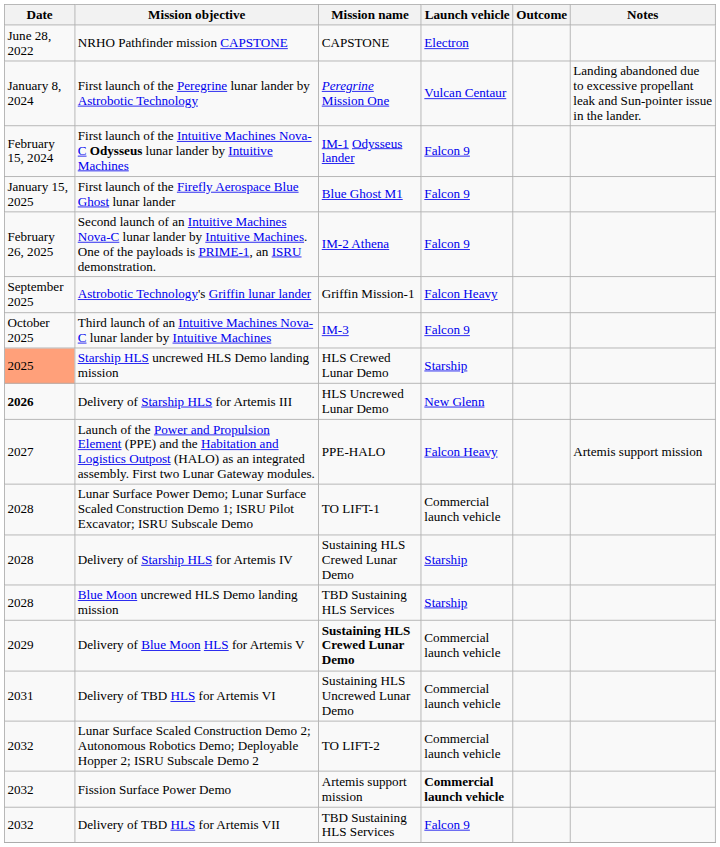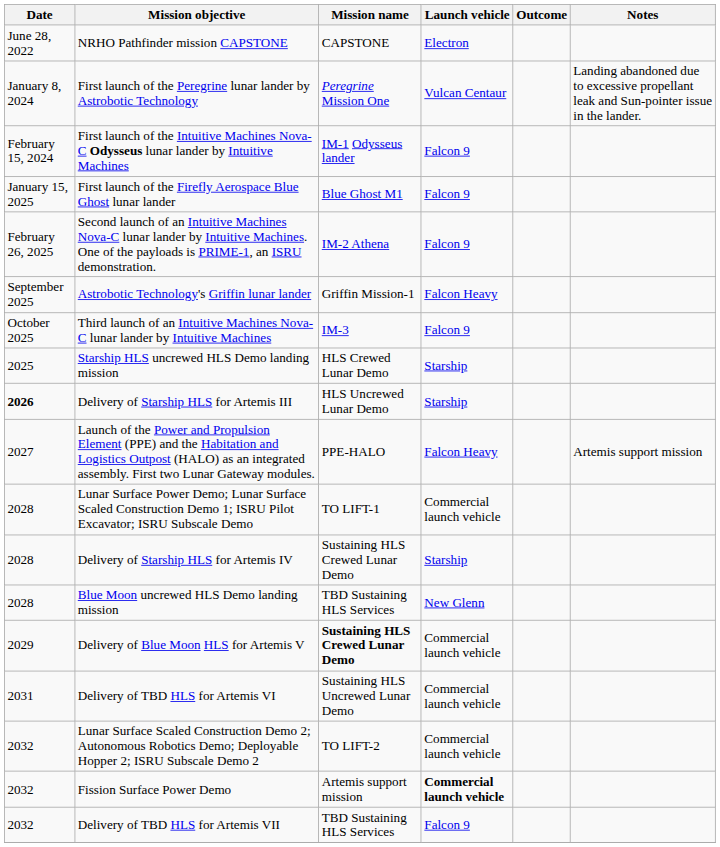(21, 365) lightsalmon background -> (21, 365) no background
(454, 401) New Glenn -> (446, 401) Starship
(446, 602) Starship -> (454, 602) New Glenn
